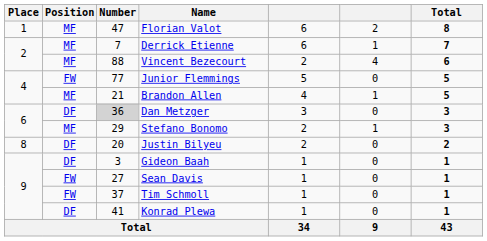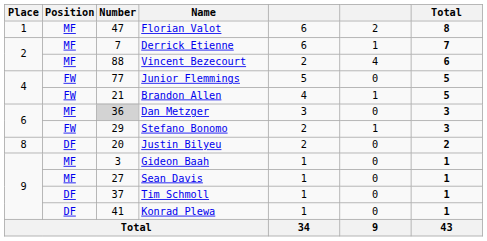(70, 96) MF -> (70, 96) FW
(70, 112) DF -> (70, 112) MF
(70, 129) MF -> (70, 129) FW
(70, 162) DF -> (70, 162) MF
(70, 179) FW -> (70, 179) MF
(70, 195) FW -> (70, 195) DF
